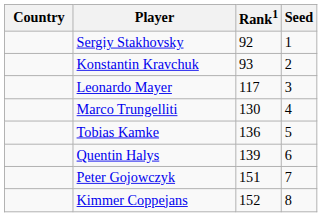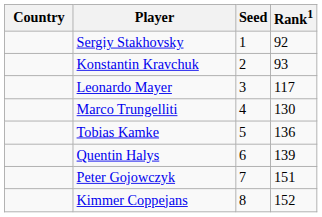columns swapped: (258, 17) <-> (299, 17)
